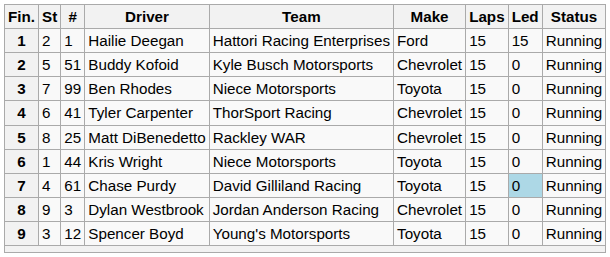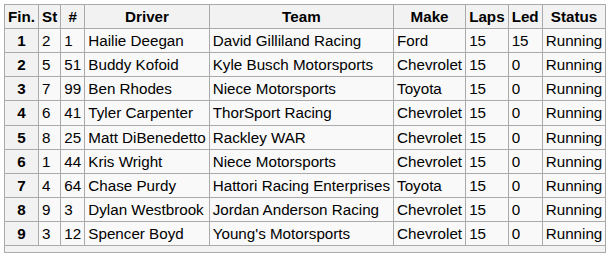(301, 41) Hattori Racing Enterprises -> (287, 41) David Gilliland Racing
(419, 161) Toyota -> (430, 161) Chevrolet
(73, 185) 61 -> (73, 185) 64
(287, 185) David Gilliland Racing -> (301, 185) Hattori Racing Enterprises
(516, 185) lightblue background -> (516, 185) no background
(419, 233) Toyota -> (430, 233) Chevrolet
